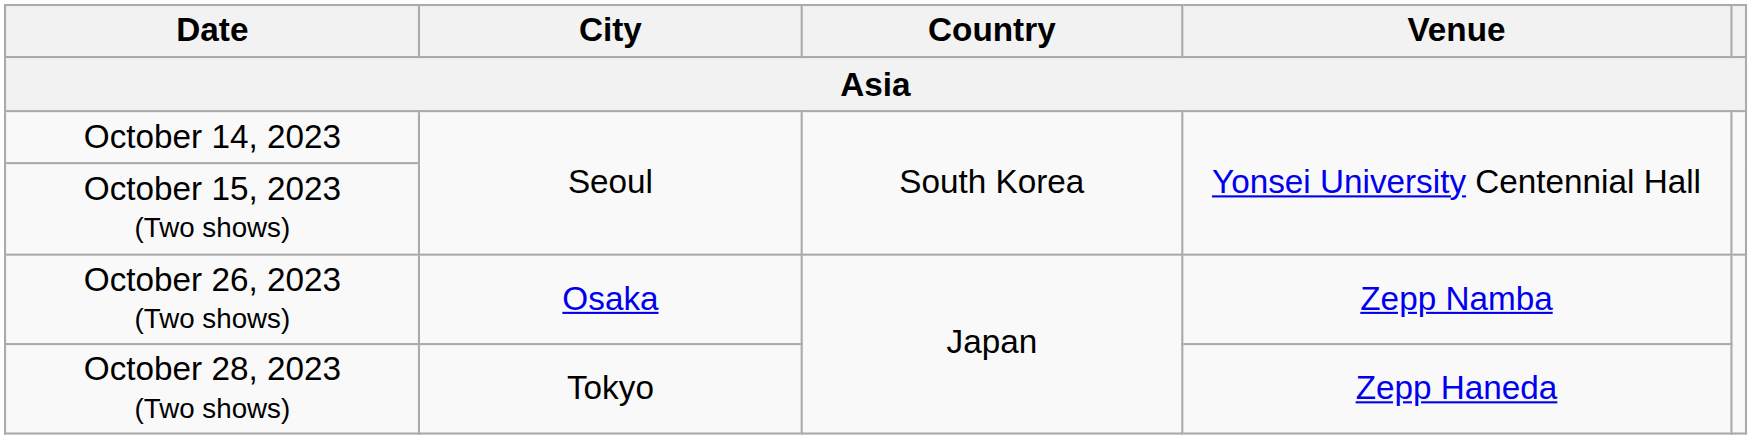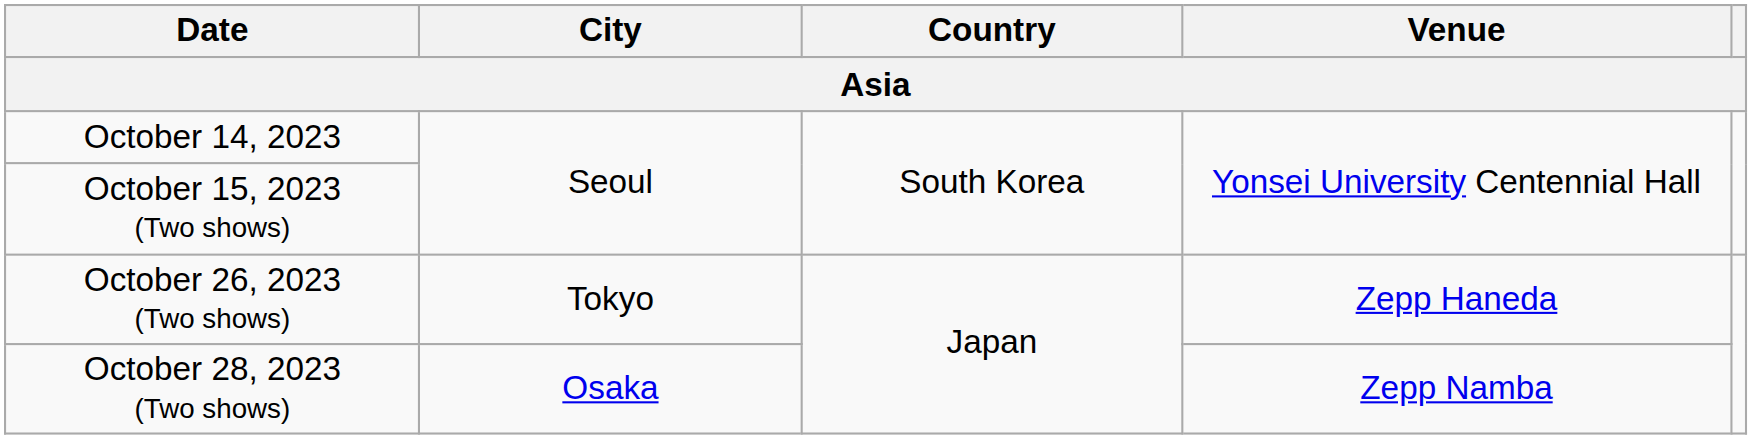(610, 298) Osaka -> (610, 298) Tokyo
(1456, 298) Zepp Namba -> (1456, 298) Zepp Haneda
(610, 388) Tokyo -> (610, 388) Osaka
(1456, 388) Zepp Haneda -> (1456, 388) Zepp Namba
